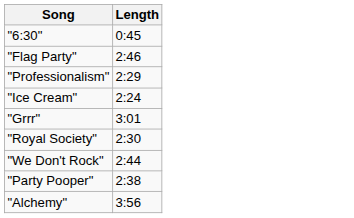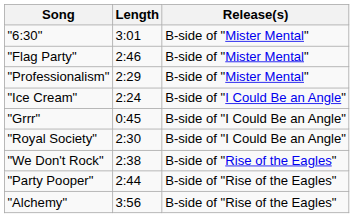+ column: (256, 14)
(128, 35) 0:45 -> (128, 35) 3:01
(128, 118) 3:01 -> (128, 118) 0:45
(128, 160) 2:44 -> (128, 160) 2:38
(128, 181) 2:38 -> (128, 181) 2:44
